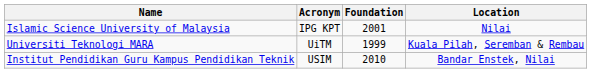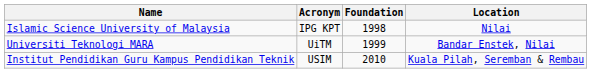(374, 28) 2001 -> (374, 28) 1998
(496, 44) Kuala Pilah, Seremban & Rembau -> (496, 44) Bandar Enstek, Nilai
(496, 60) Bandar Enstek, Nilai -> (496, 60) Kuala Pilah, Seremban & Rembau
